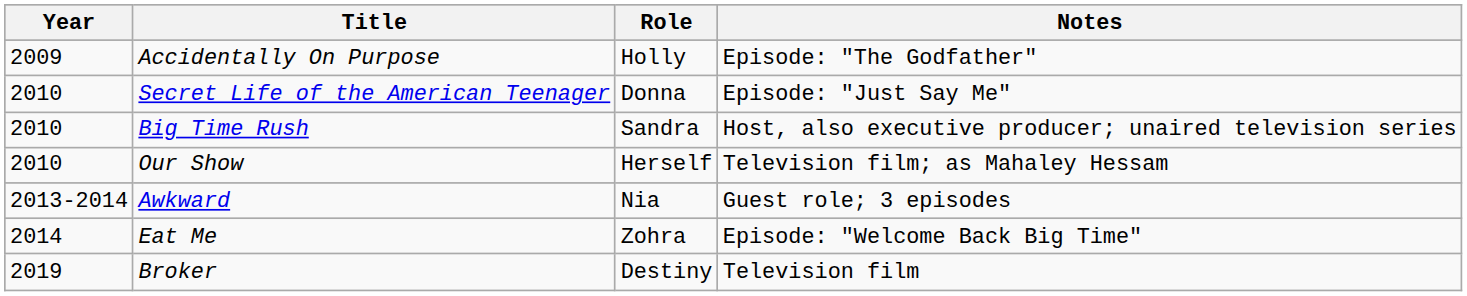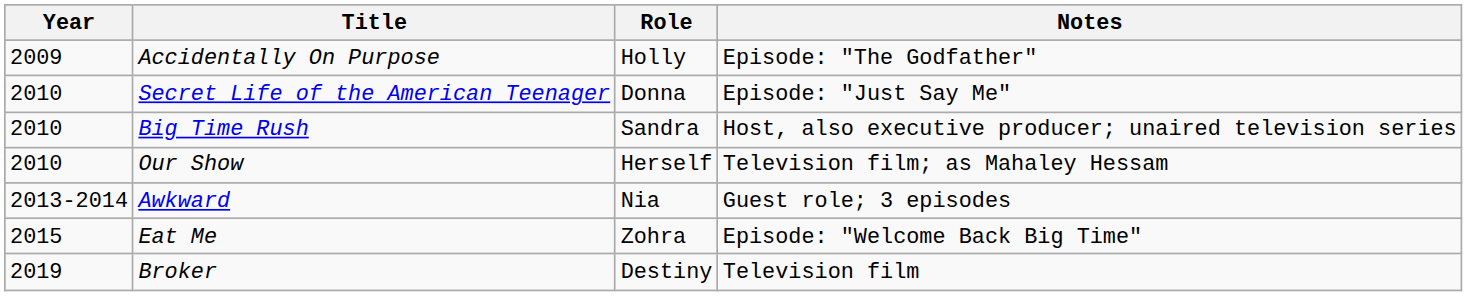(36, 236) 2014 -> (36, 236) 2015
